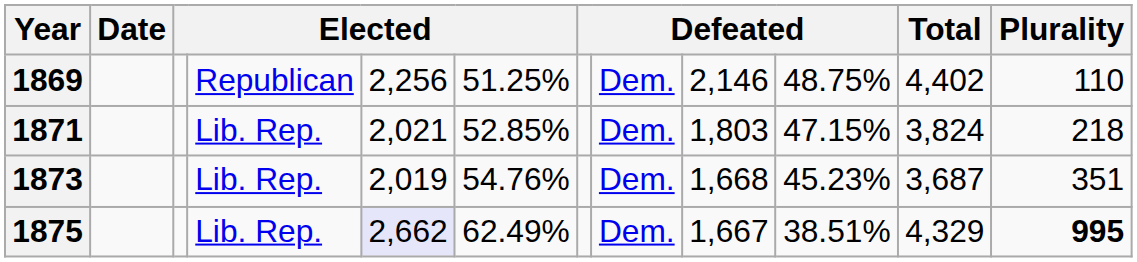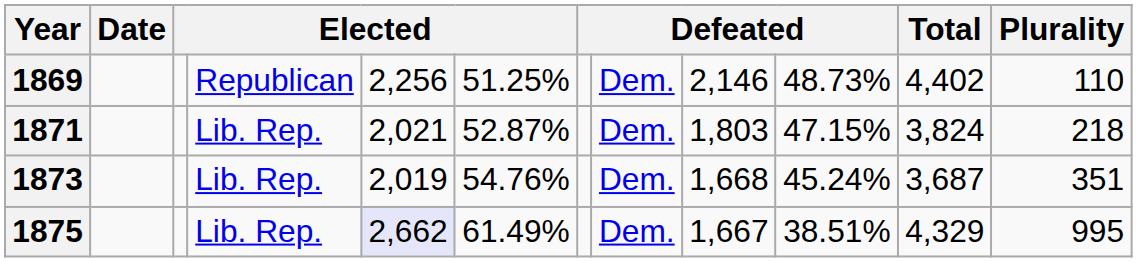(837, 79) 48.75% -> (837, 79) 48.73%
(516, 130) 52.85% -> (516, 130) 52.87%
(837, 180) 45.23% -> (837, 180) 45.24%
(516, 230) 62.49% -> (516, 230) 61.49%
(1098, 230) bold -> (1098, 230) normal
